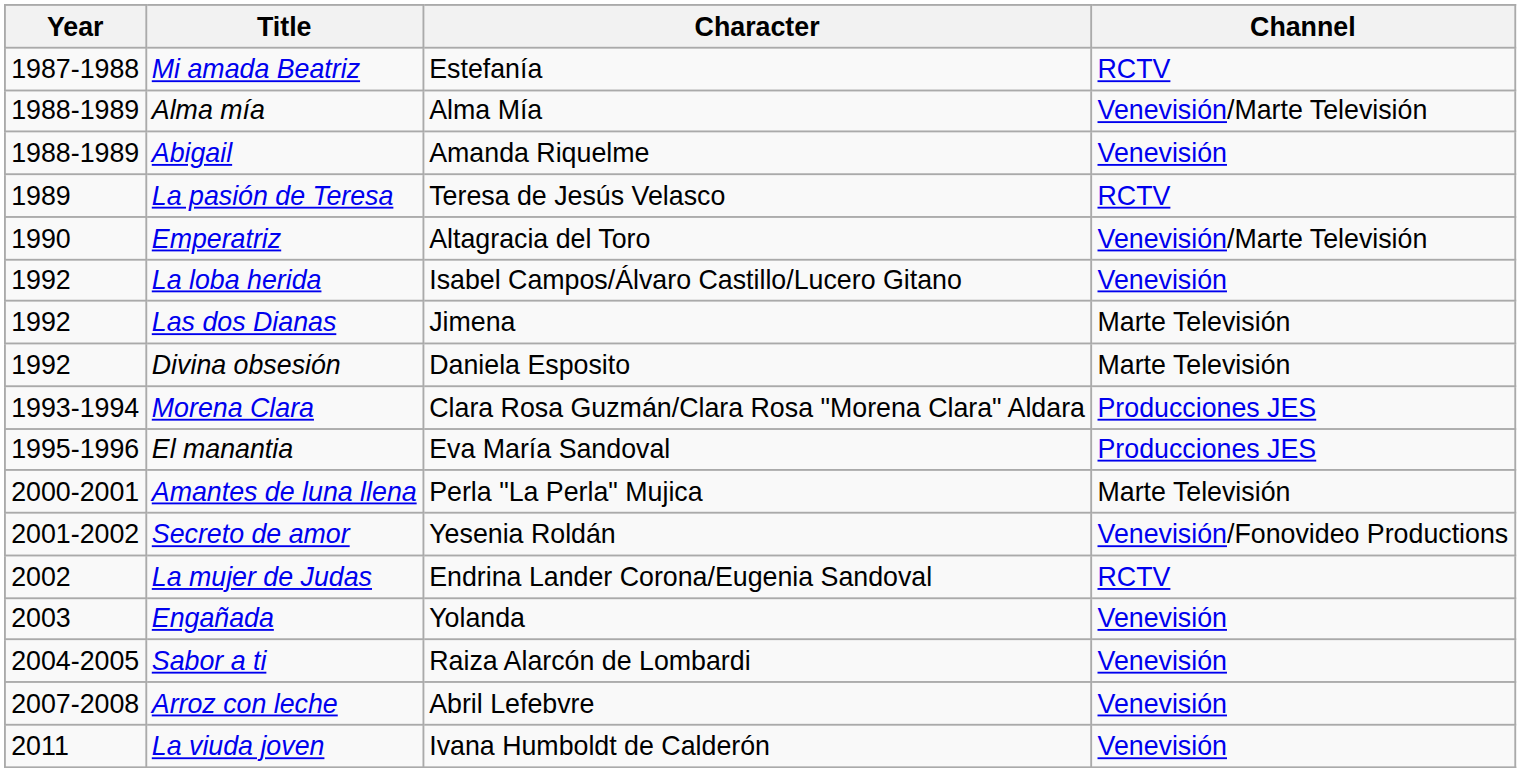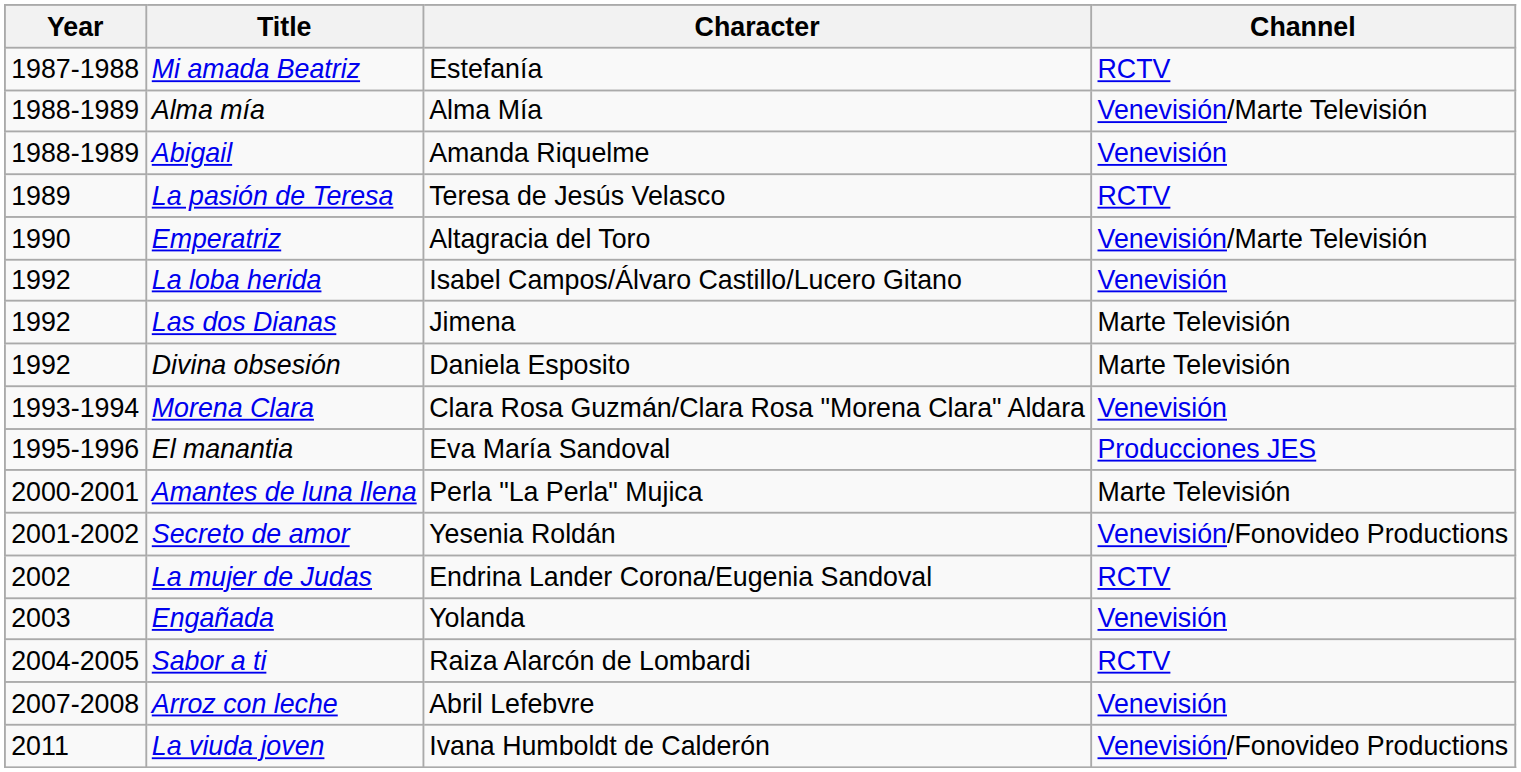(1207, 407) Producciones JES -> (1162, 407) Venevisión
(1162, 661) Venevisión -> (1134, 661) RCTV
(1162, 746) Venevisión -> (1303, 746) Venevisión/Fonovideo Productions
